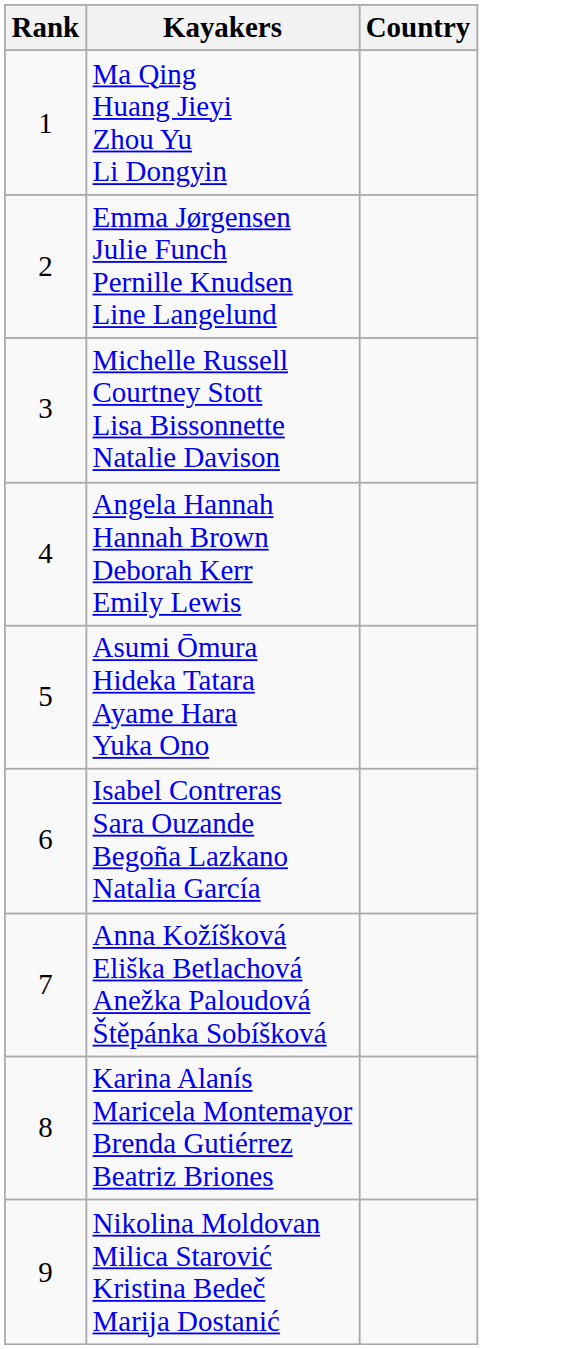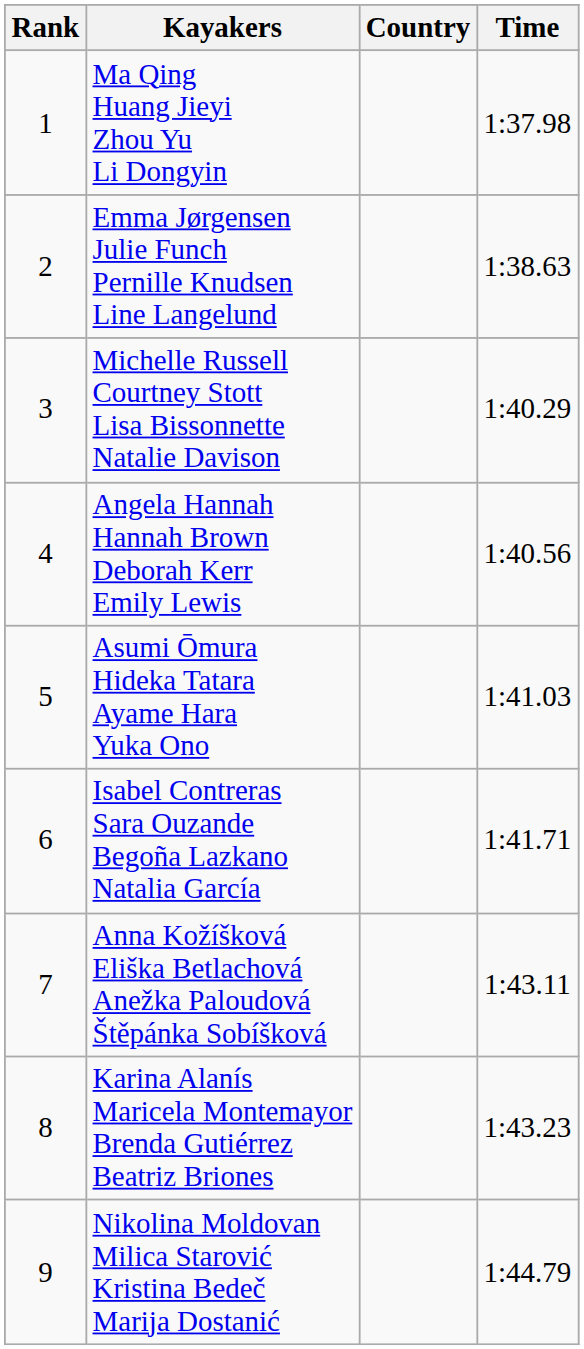+ column: (527, 27)
